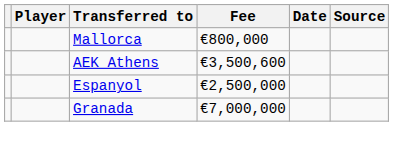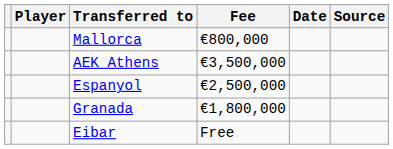(243, 63) €3,500,600 -> (243, 63) €3,500,000
(243, 109) €7,000,000 -> (243, 109) €1,800,000
+ row: (95, 133)
